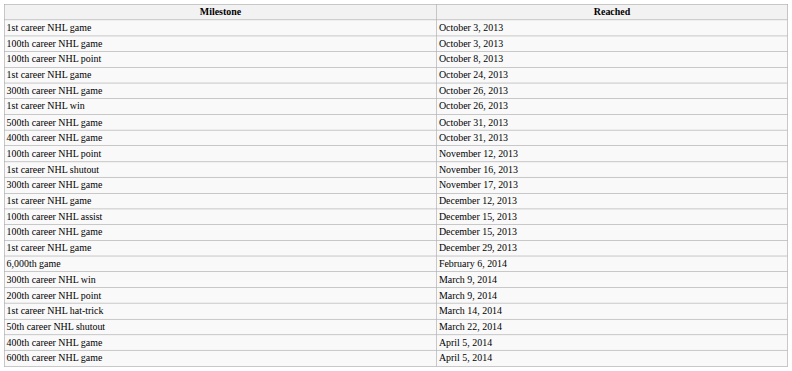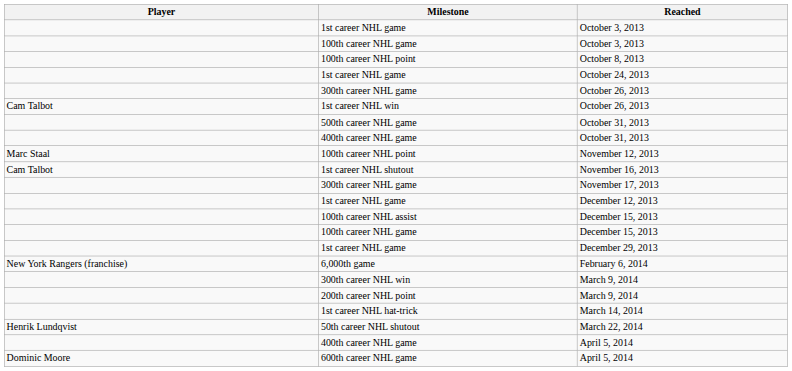+ column: (161, 12)
